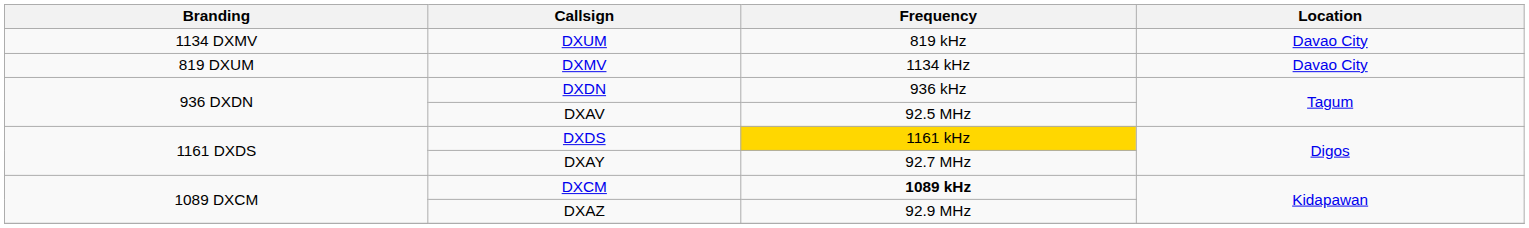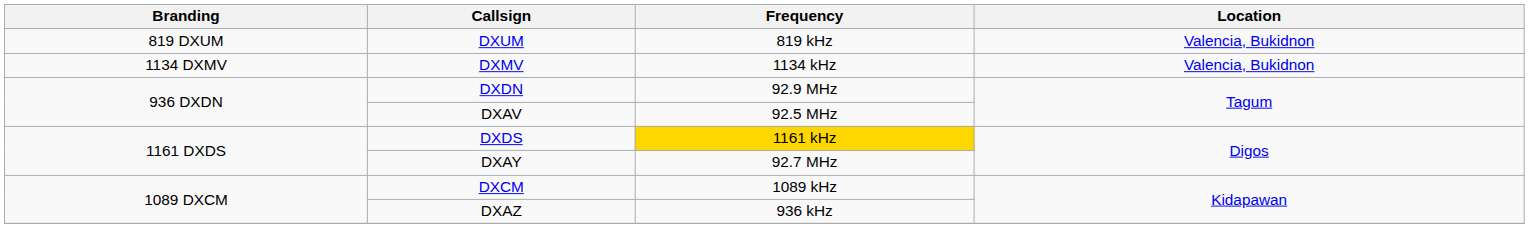(216, 41) 1134 DXMV -> (186, 41) 819 DXUM
(1330, 41) Davao City -> (1249, 41) Valencia, Bukidnon
(216, 65) 819 DXUM -> (186, 65) 1134 DXMV
(1330, 65) Davao City -> (1249, 65) Valencia, Bukidnon
(938, 89) 936 kHz -> (805, 89) 92.9 MHz
(938, 187) bold -> (805, 187) normal
(938, 211) 92.9 MHz -> (805, 211) 936 kHz
